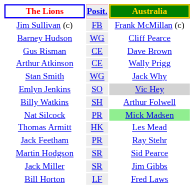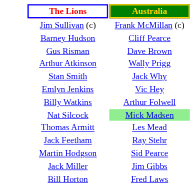- column: (97, 11)
(150, 89) lightgrey background -> (150, 89) no background
